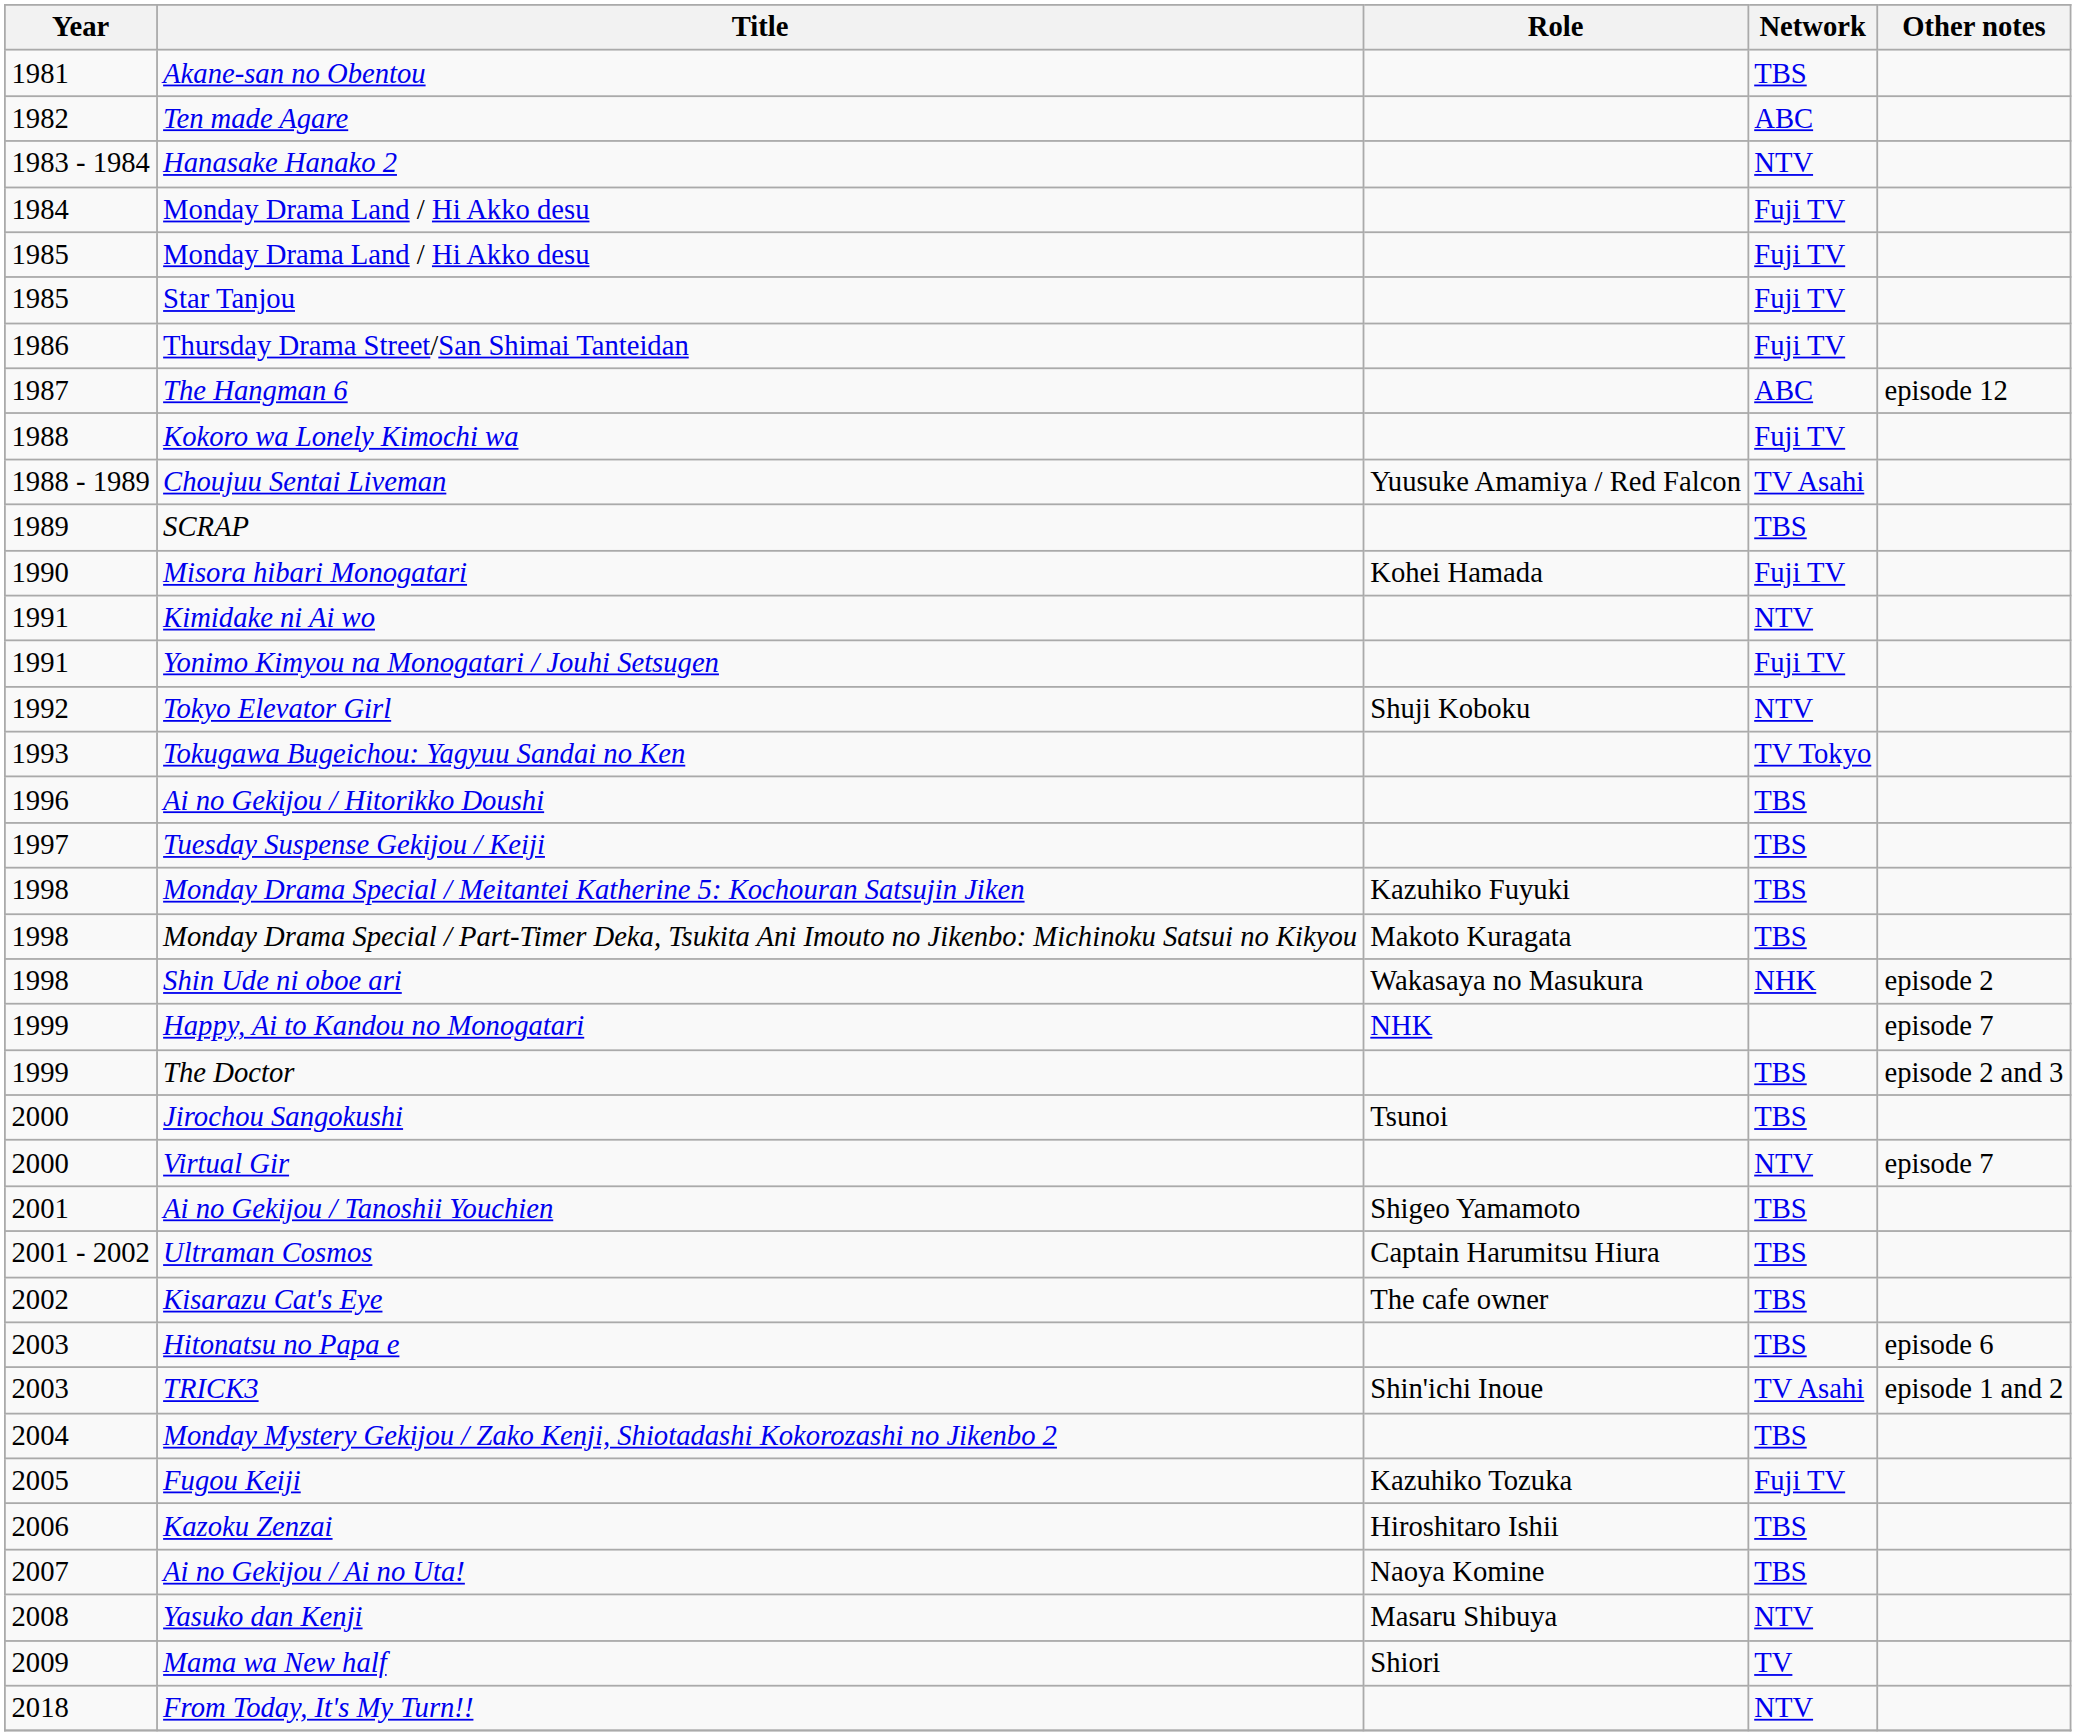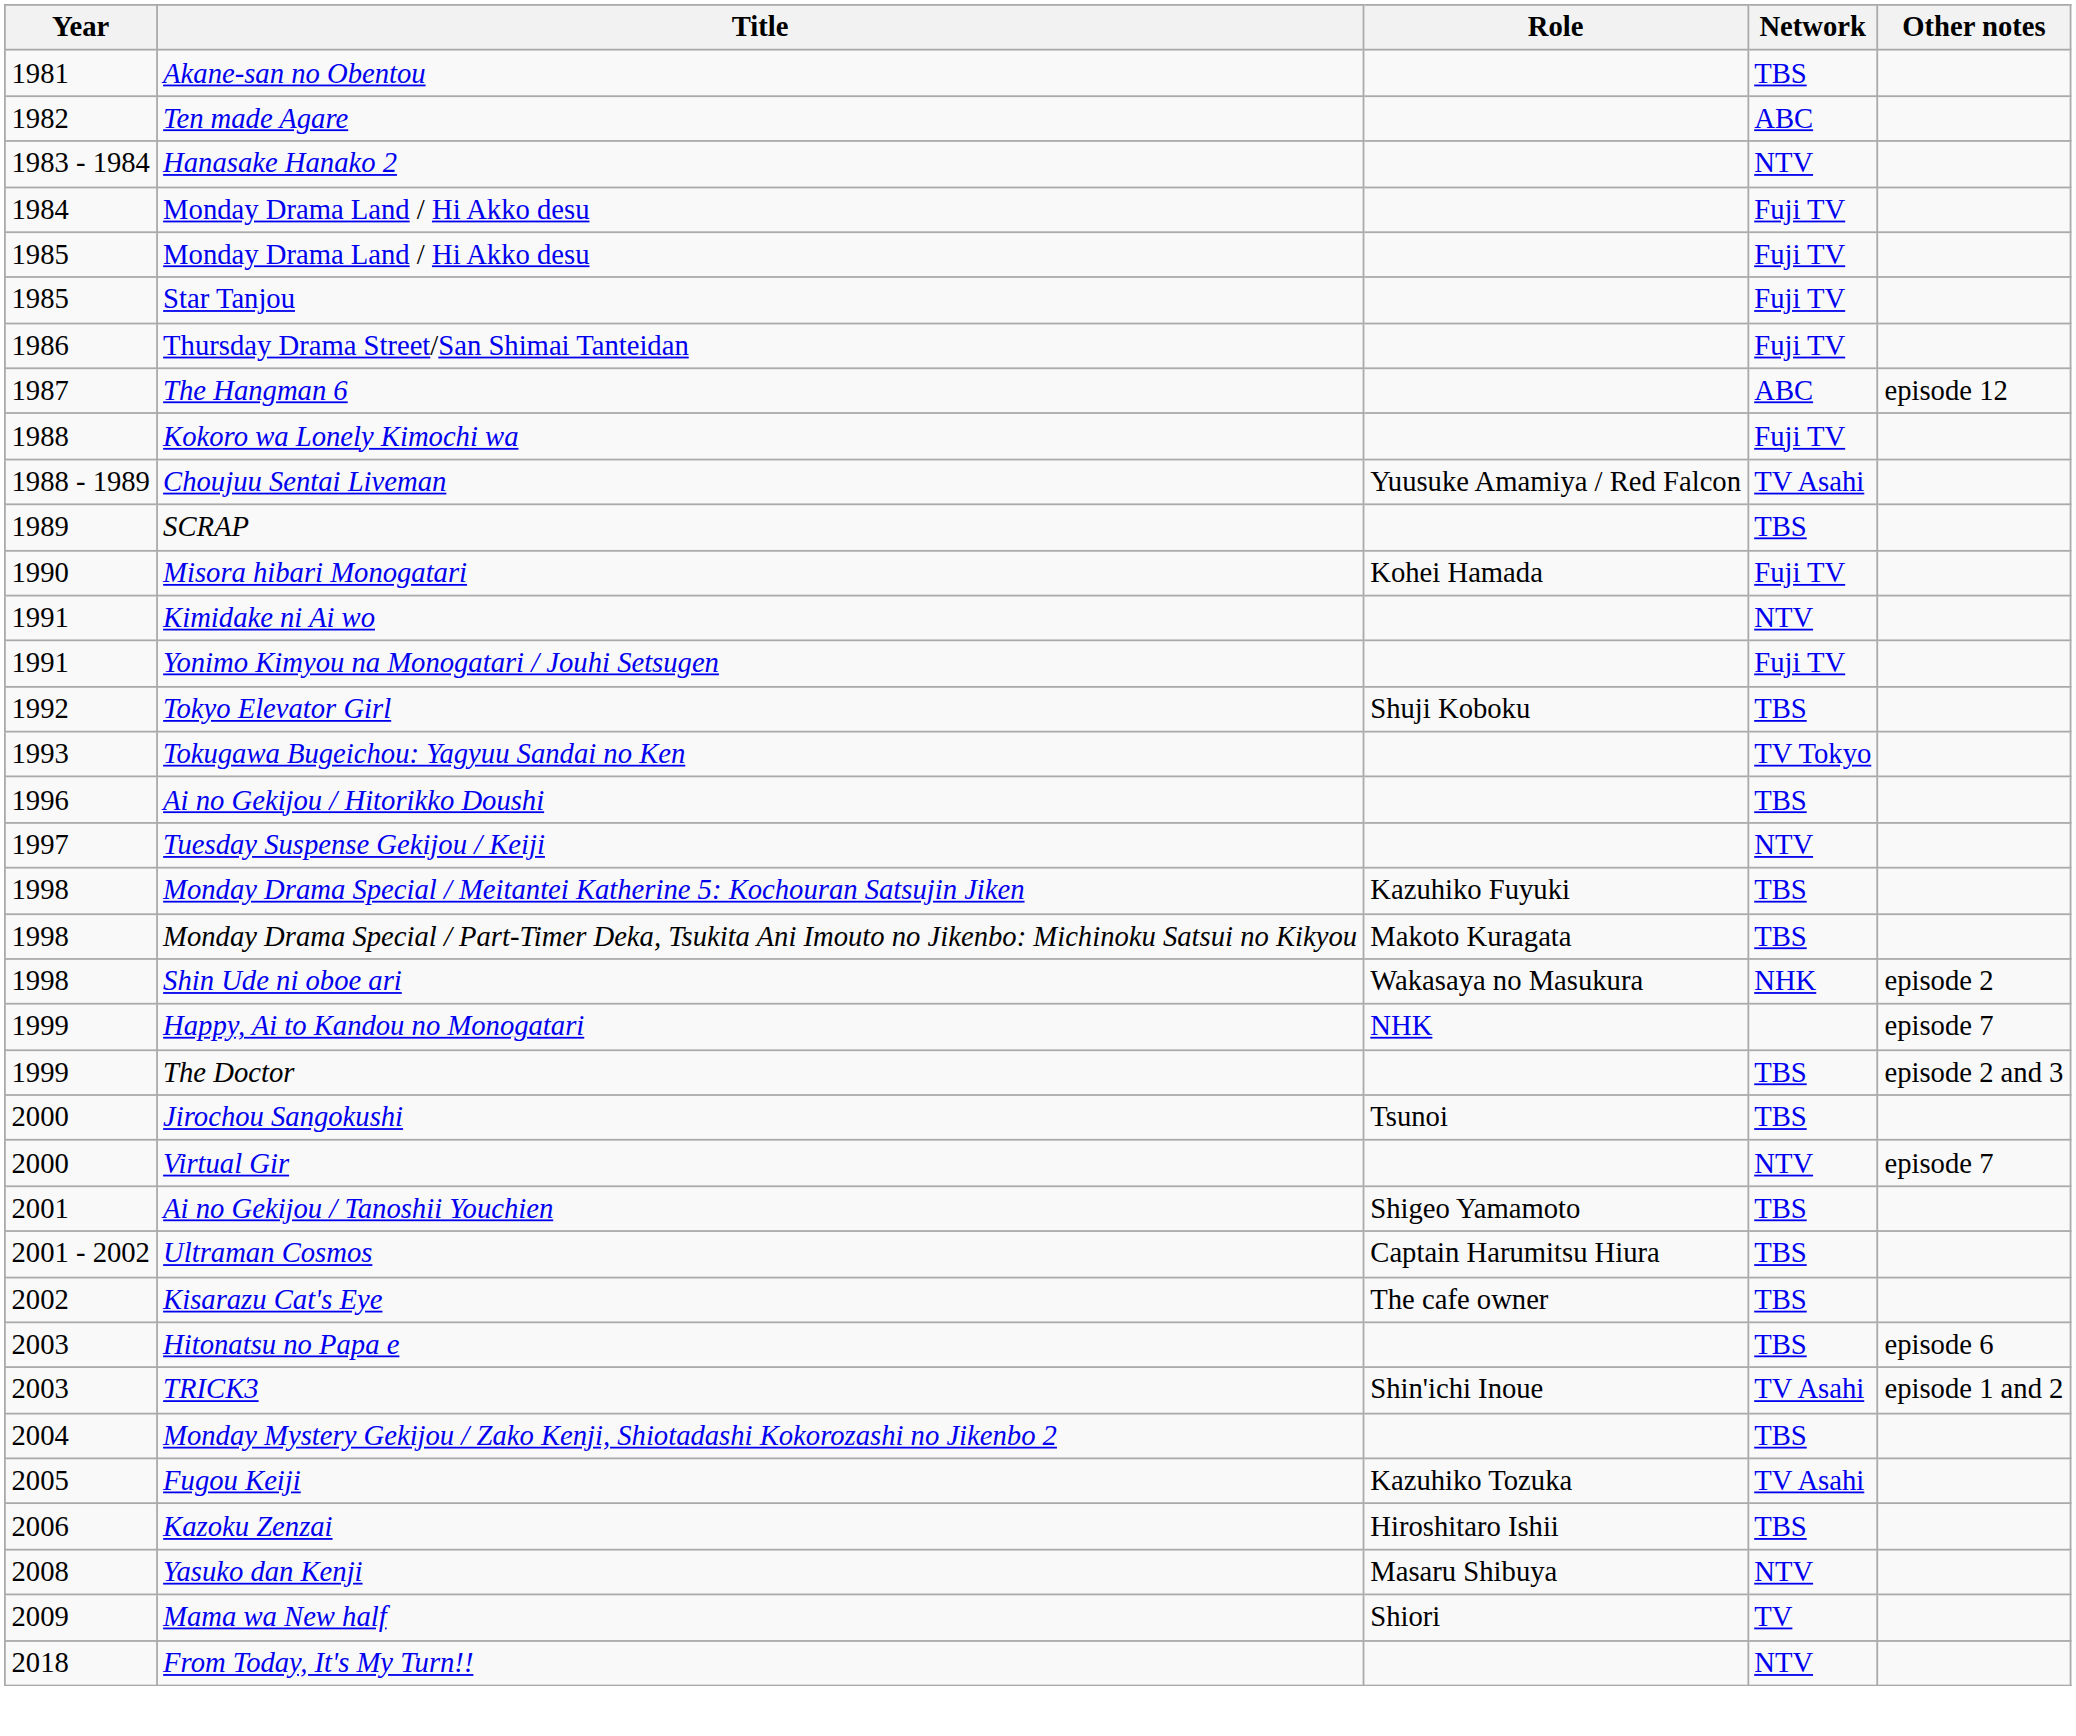(1784, 708) NTV -> (1780, 708) TBS
(1780, 844) TBS -> (1784, 844) NTV
(1800, 1480) Fuji TV -> (1809, 1480) TV Asahi
- row: (40, 1571)
